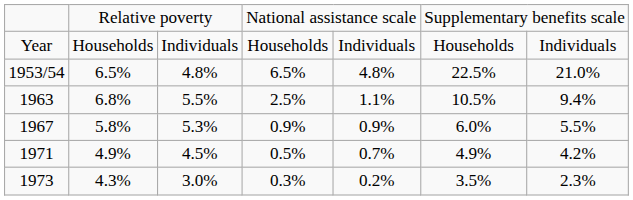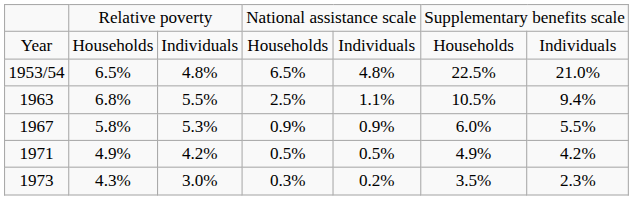(200, 153) 4.5% -> (200, 153) 4.2%
(377, 153) 0.7% -> (377, 153) 0.5%
